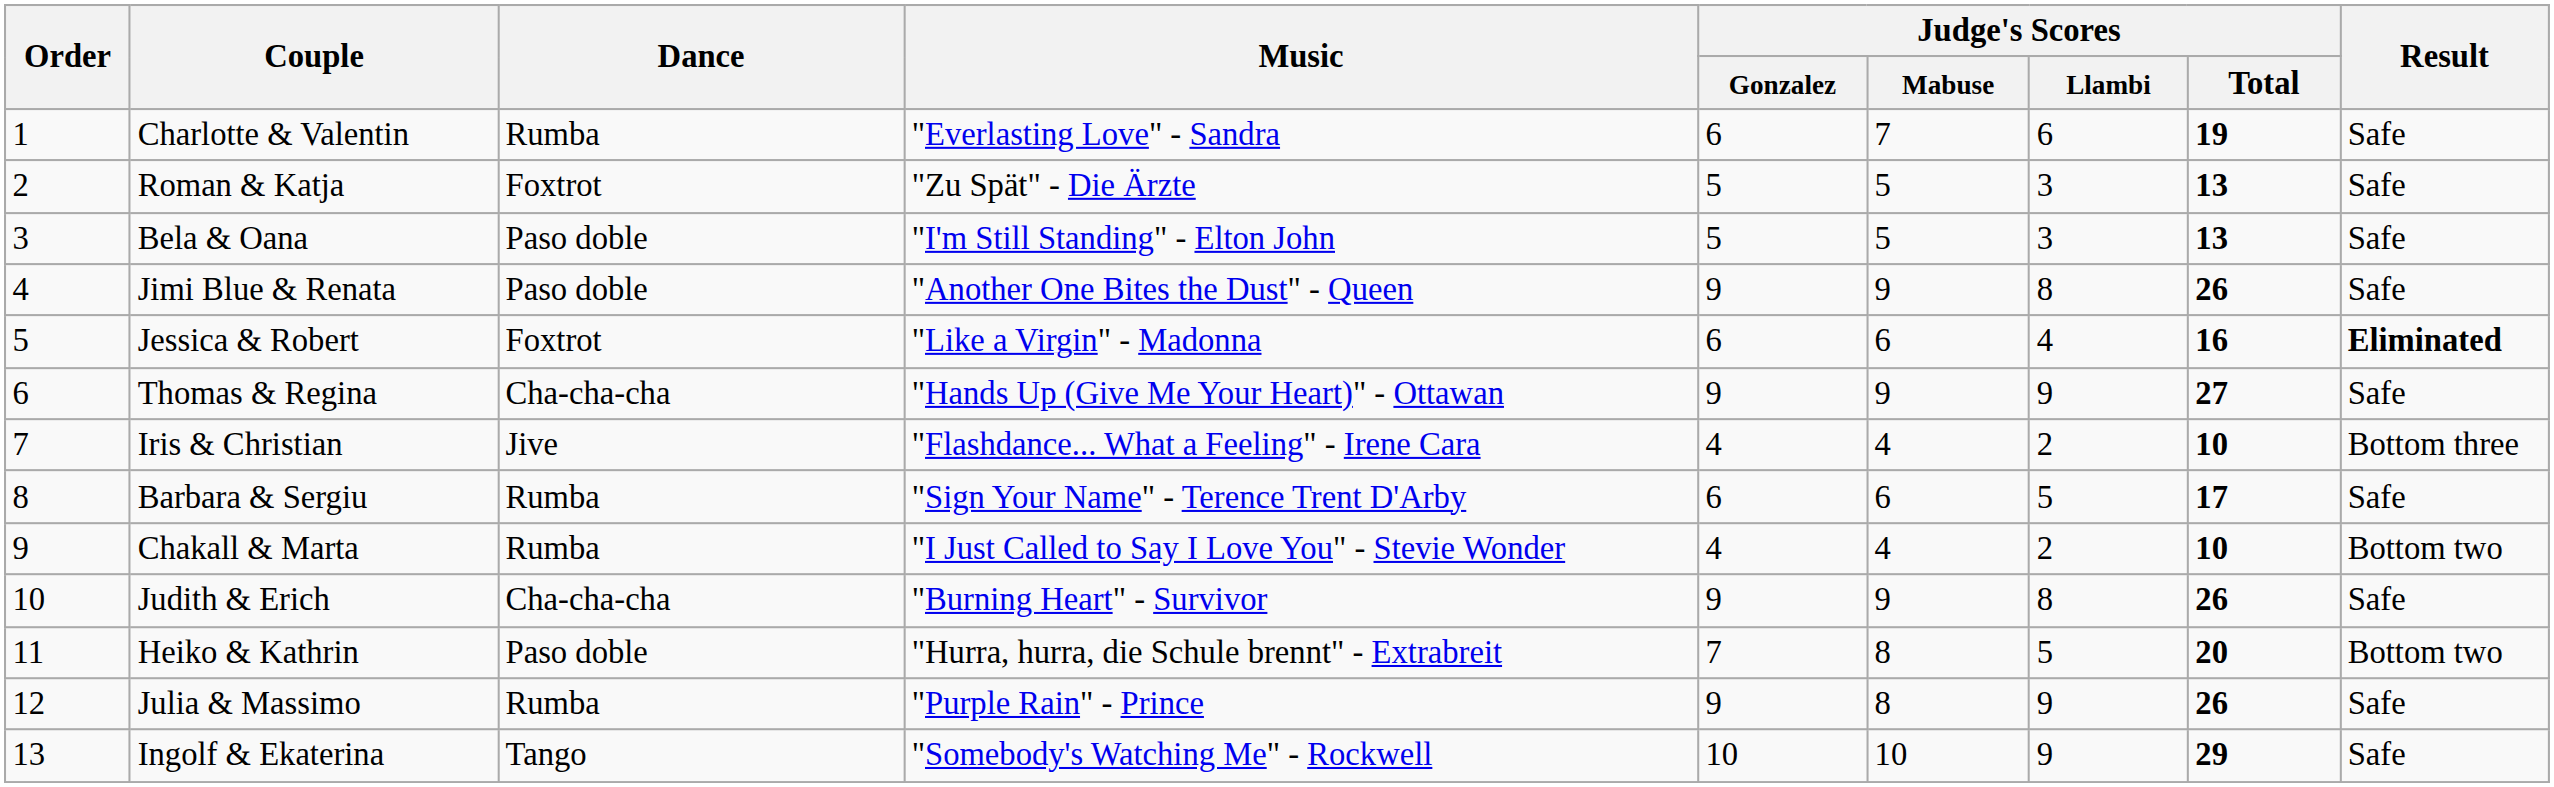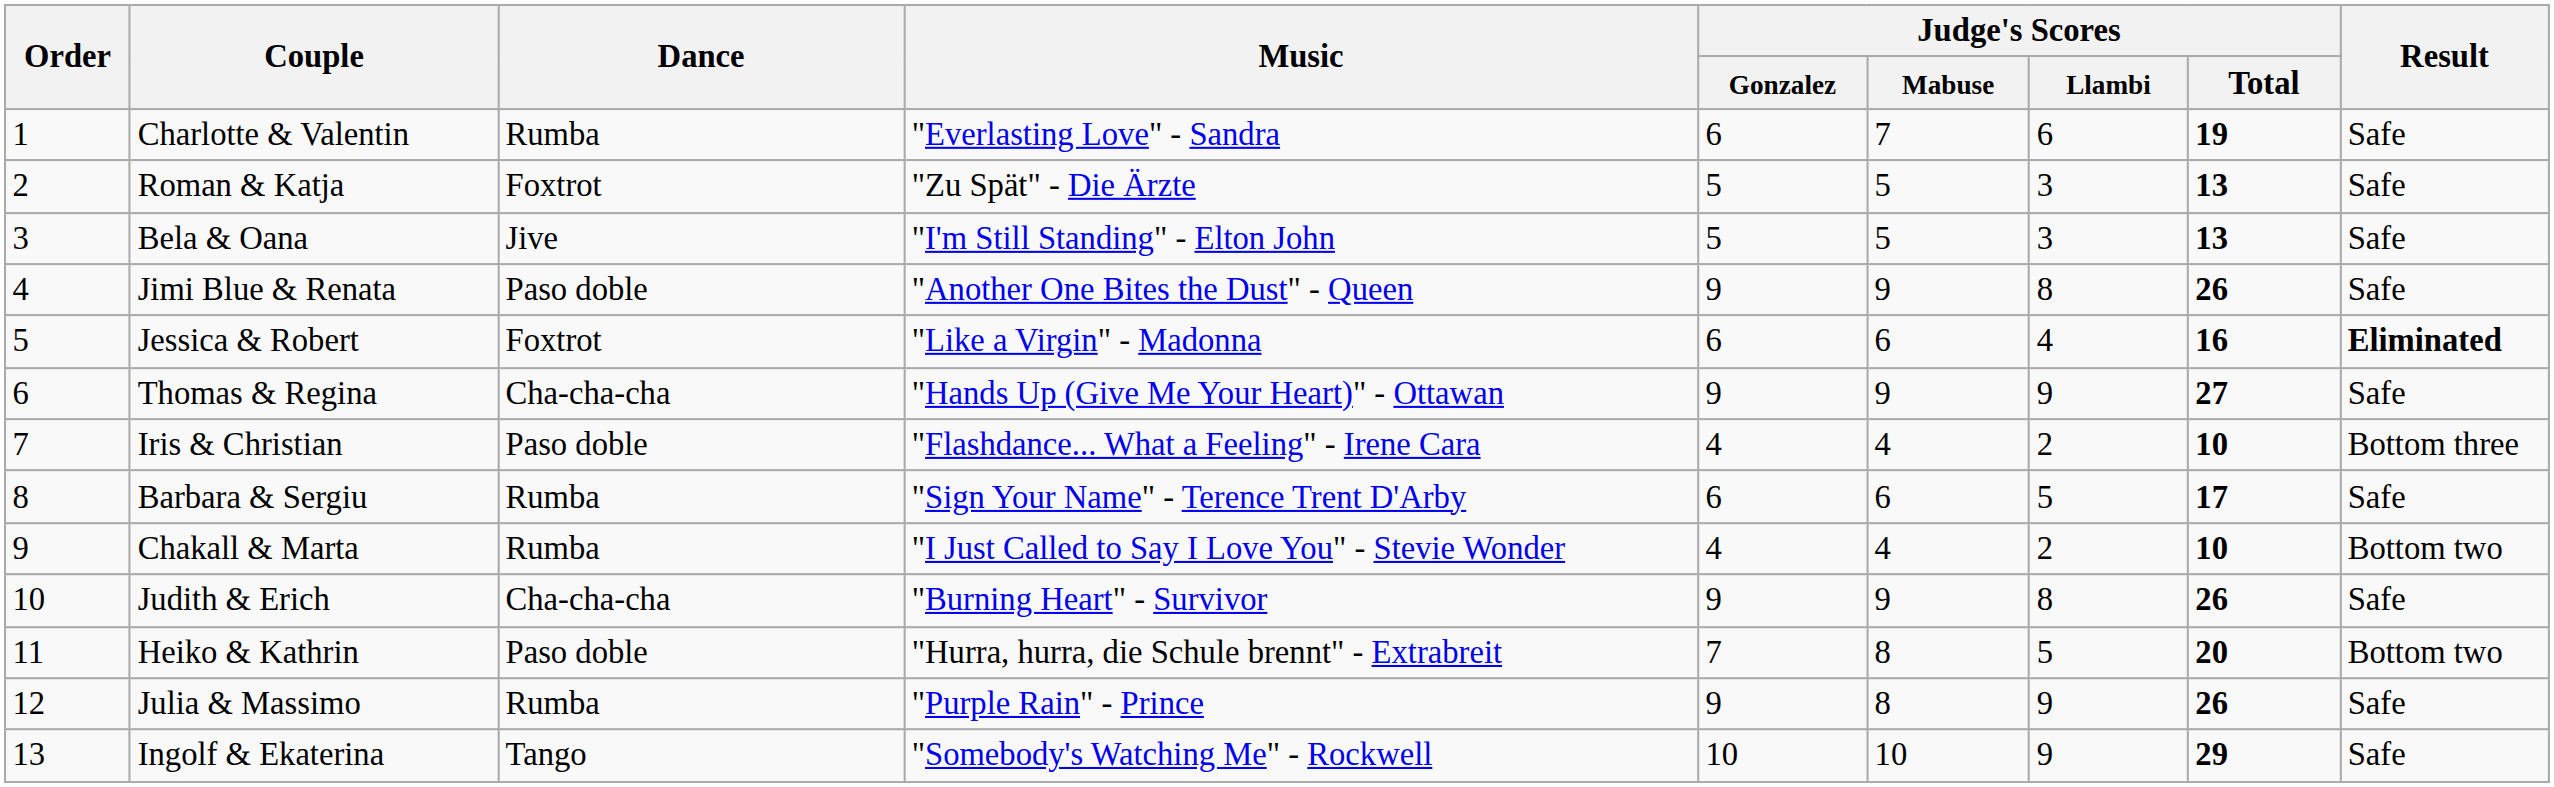(577, 237) Paso doble -> (532, 237) Jive
(532, 444) Jive -> (577, 444) Paso doble
